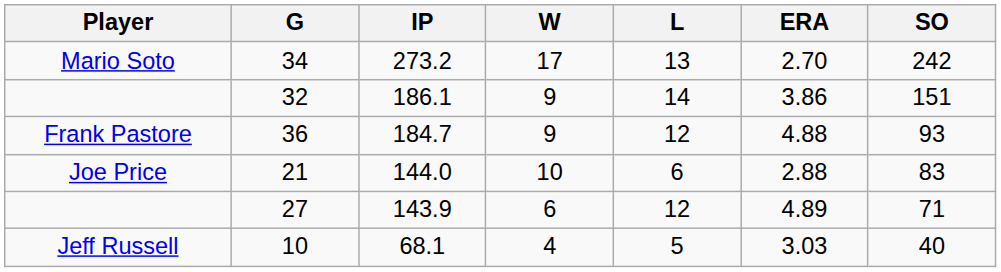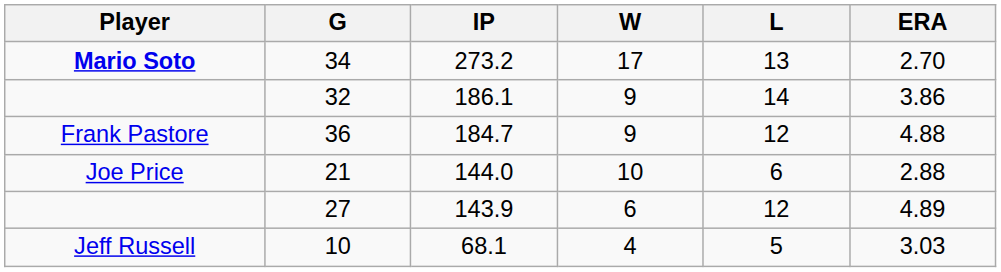- column: (932, 23)
(118, 60) normal -> (135, 60) bold
